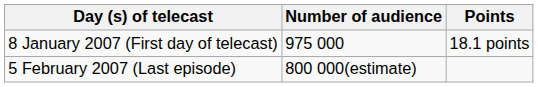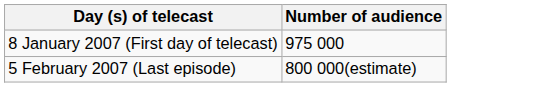- column: (490, 17)
